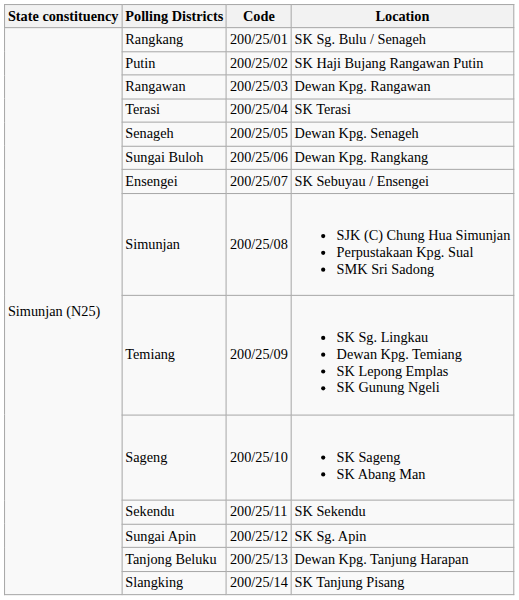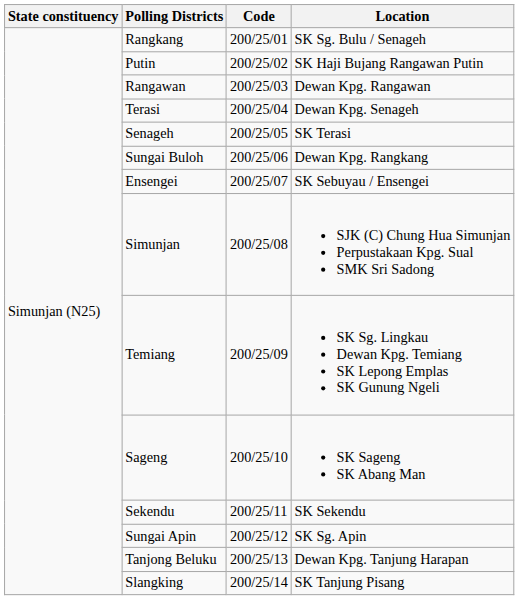(323, 110) SK Terasi -> (357, 110) Dewan Kpg. Senageh
(357, 133) Dewan Kpg. Senageh -> (323, 133) SK Terasi
